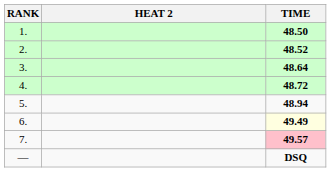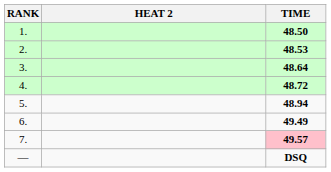(296, 50) 48.52 -> (296, 50) 48.53
(296, 122) lightyellow background -> (296, 122) no background
